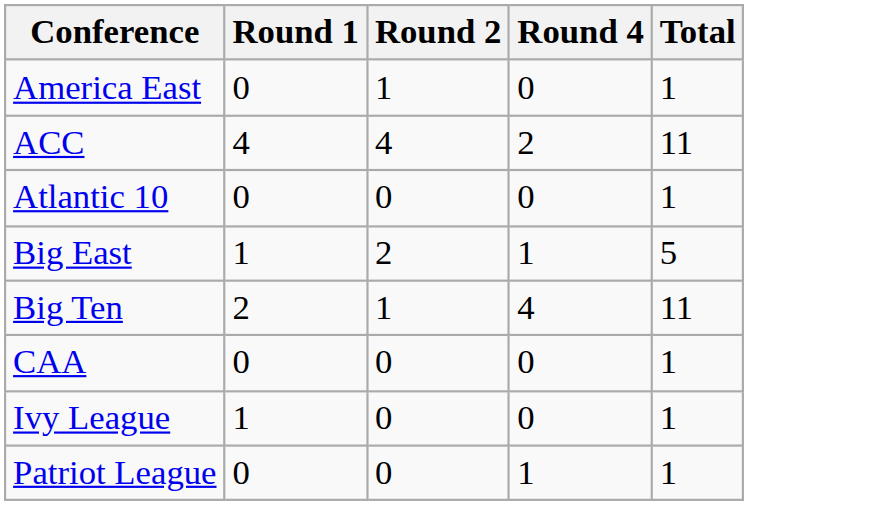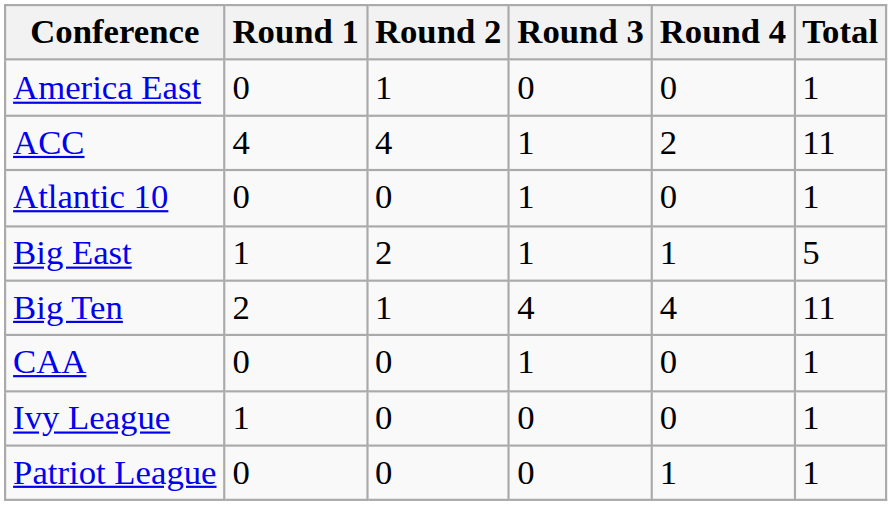+ column: (581, 32)
